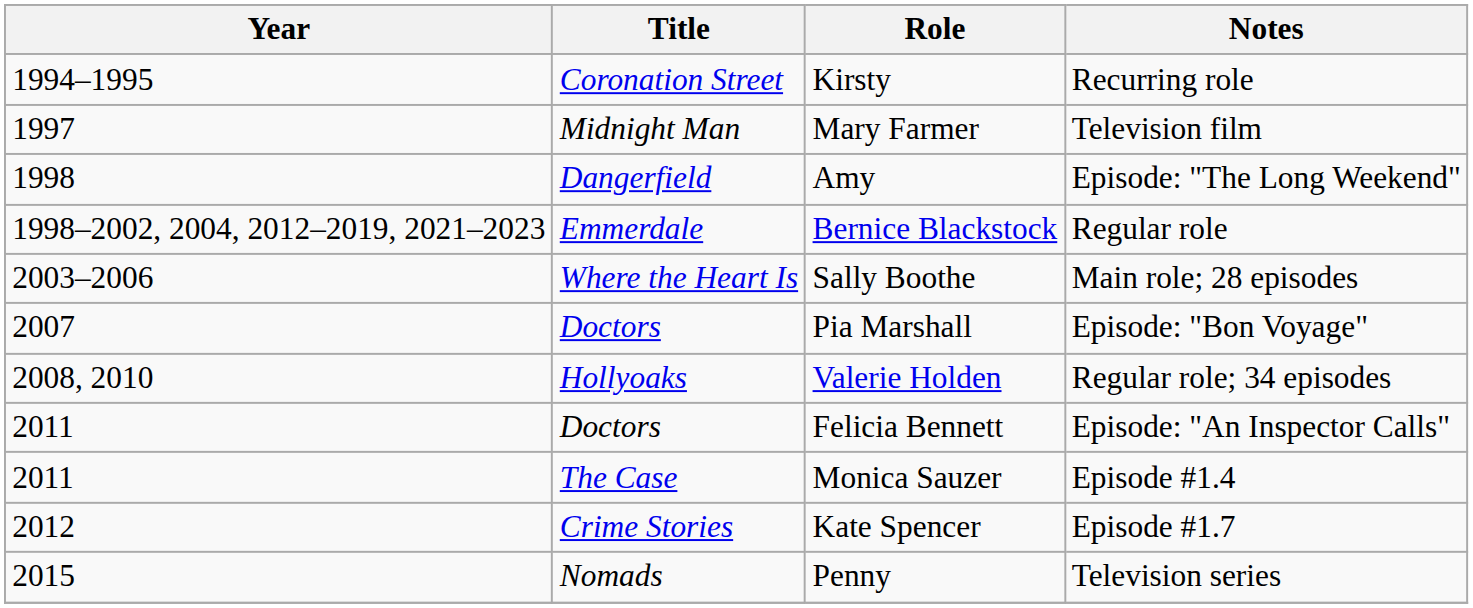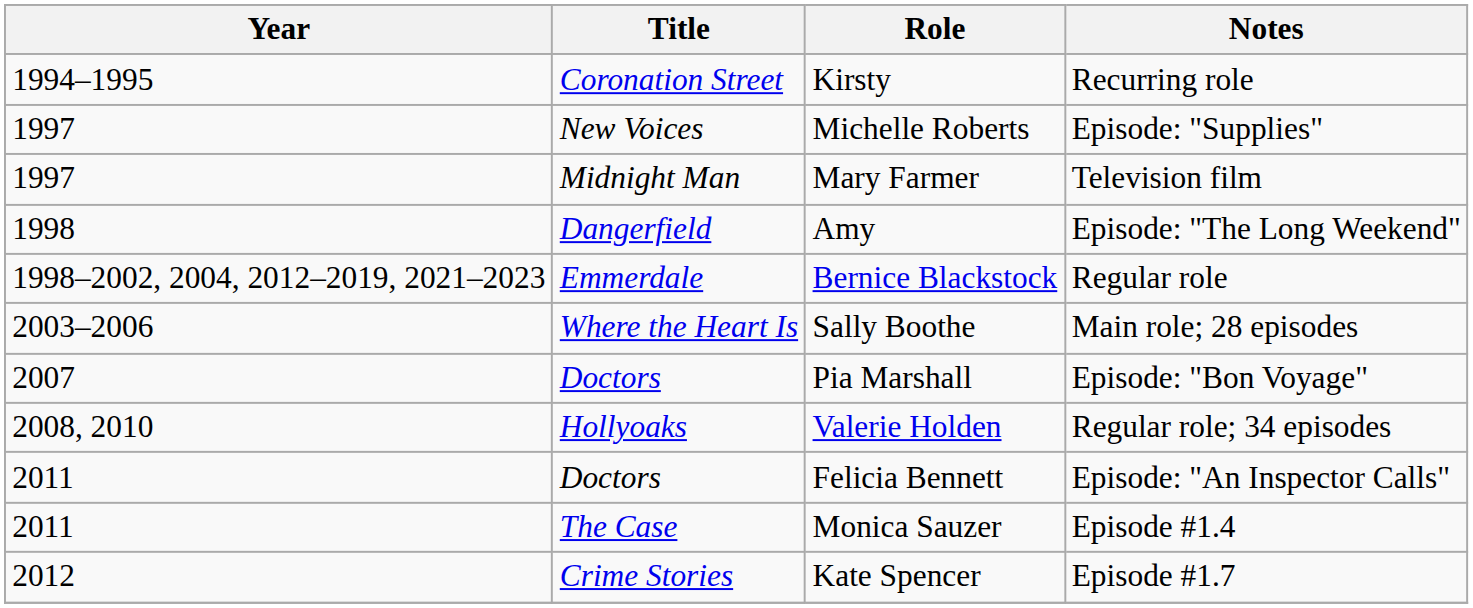+ row: (921, 128)
- row: (852, 576)
